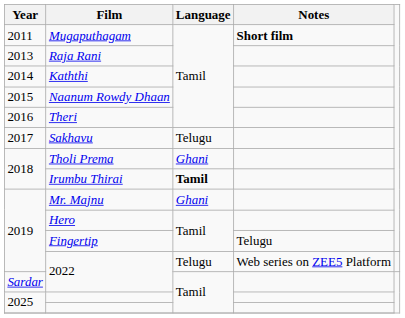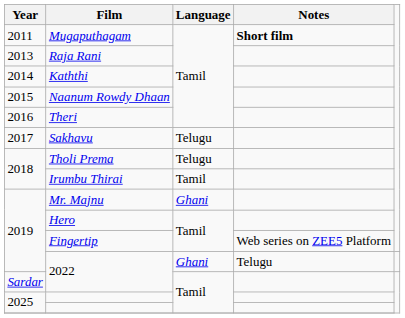(192, 158) Ghani -> (194, 158) Telugu
(192, 179) bold -> (191, 179) normal
(254, 240) Telugu -> (314, 240) Web series on ZEE5 Platform
(194, 261) Telugu -> (192, 261) Ghani
(314, 261) Web series on ZEE5 Platform -> (254, 261) Telugu
